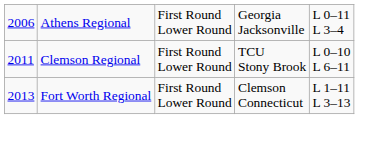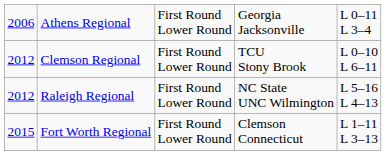(21, 59) 2011 -> (21, 59) 2012
+ row: (87, 95)
(21, 95) 2013 -> (21, 132) 2015
